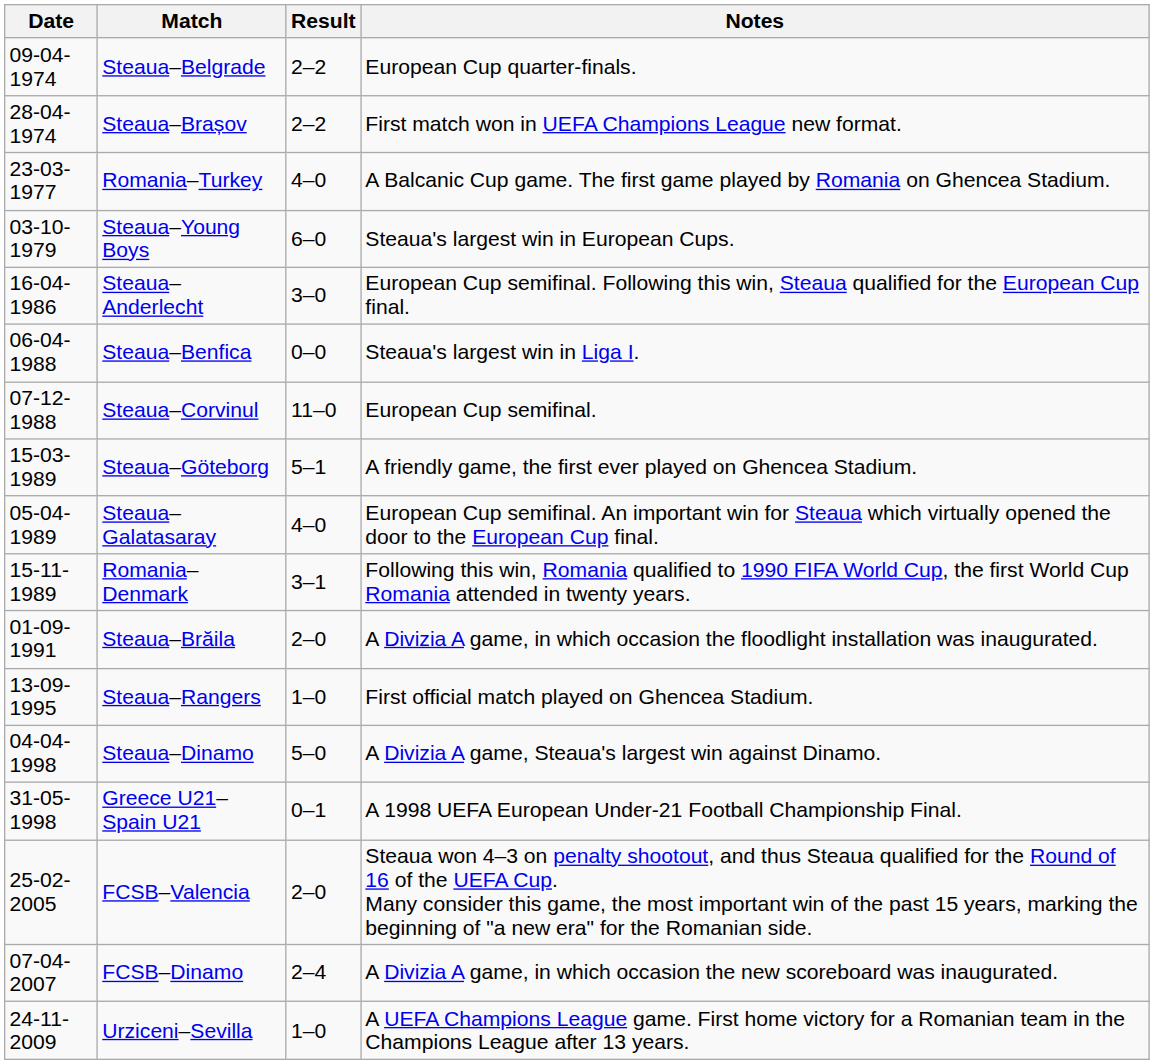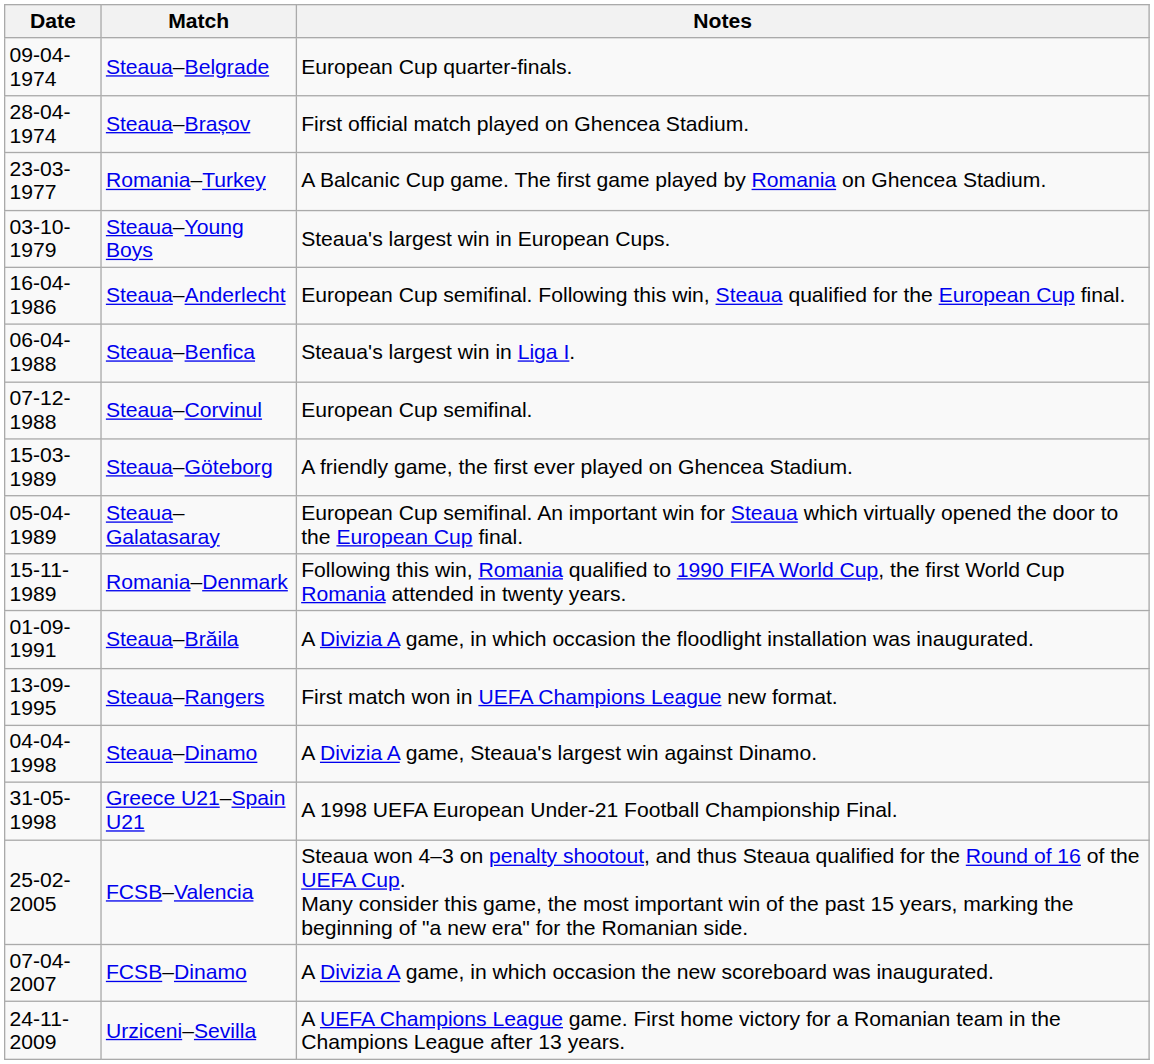- column: (323, 21)
(634, 123) First match won in UEFA Champions League new format. -> (525, 123) First official match played on Ghencea Stadium.
(589, 696) First official match played on Ghencea Stadium. -> (569, 696) First match won in UEFA Champions League new format.
